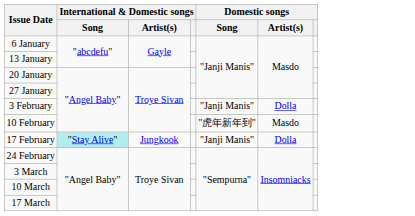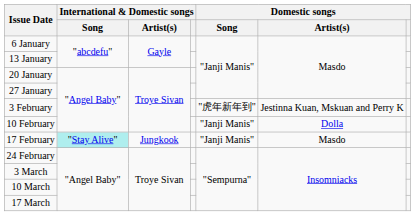(227, 106) "Janji Manis" -> (227, 107) "虎年新年到"
(285, 106) Dolla -> (332, 107) Jestinna Kuan, Mskuan and Perry K
(227, 123) "虎年新年到" -> (227, 124) "Janji Manis"
(285, 123) Masdo -> (332, 124) Dolla
(285, 140) Dolla -> (332, 140) Masdo
